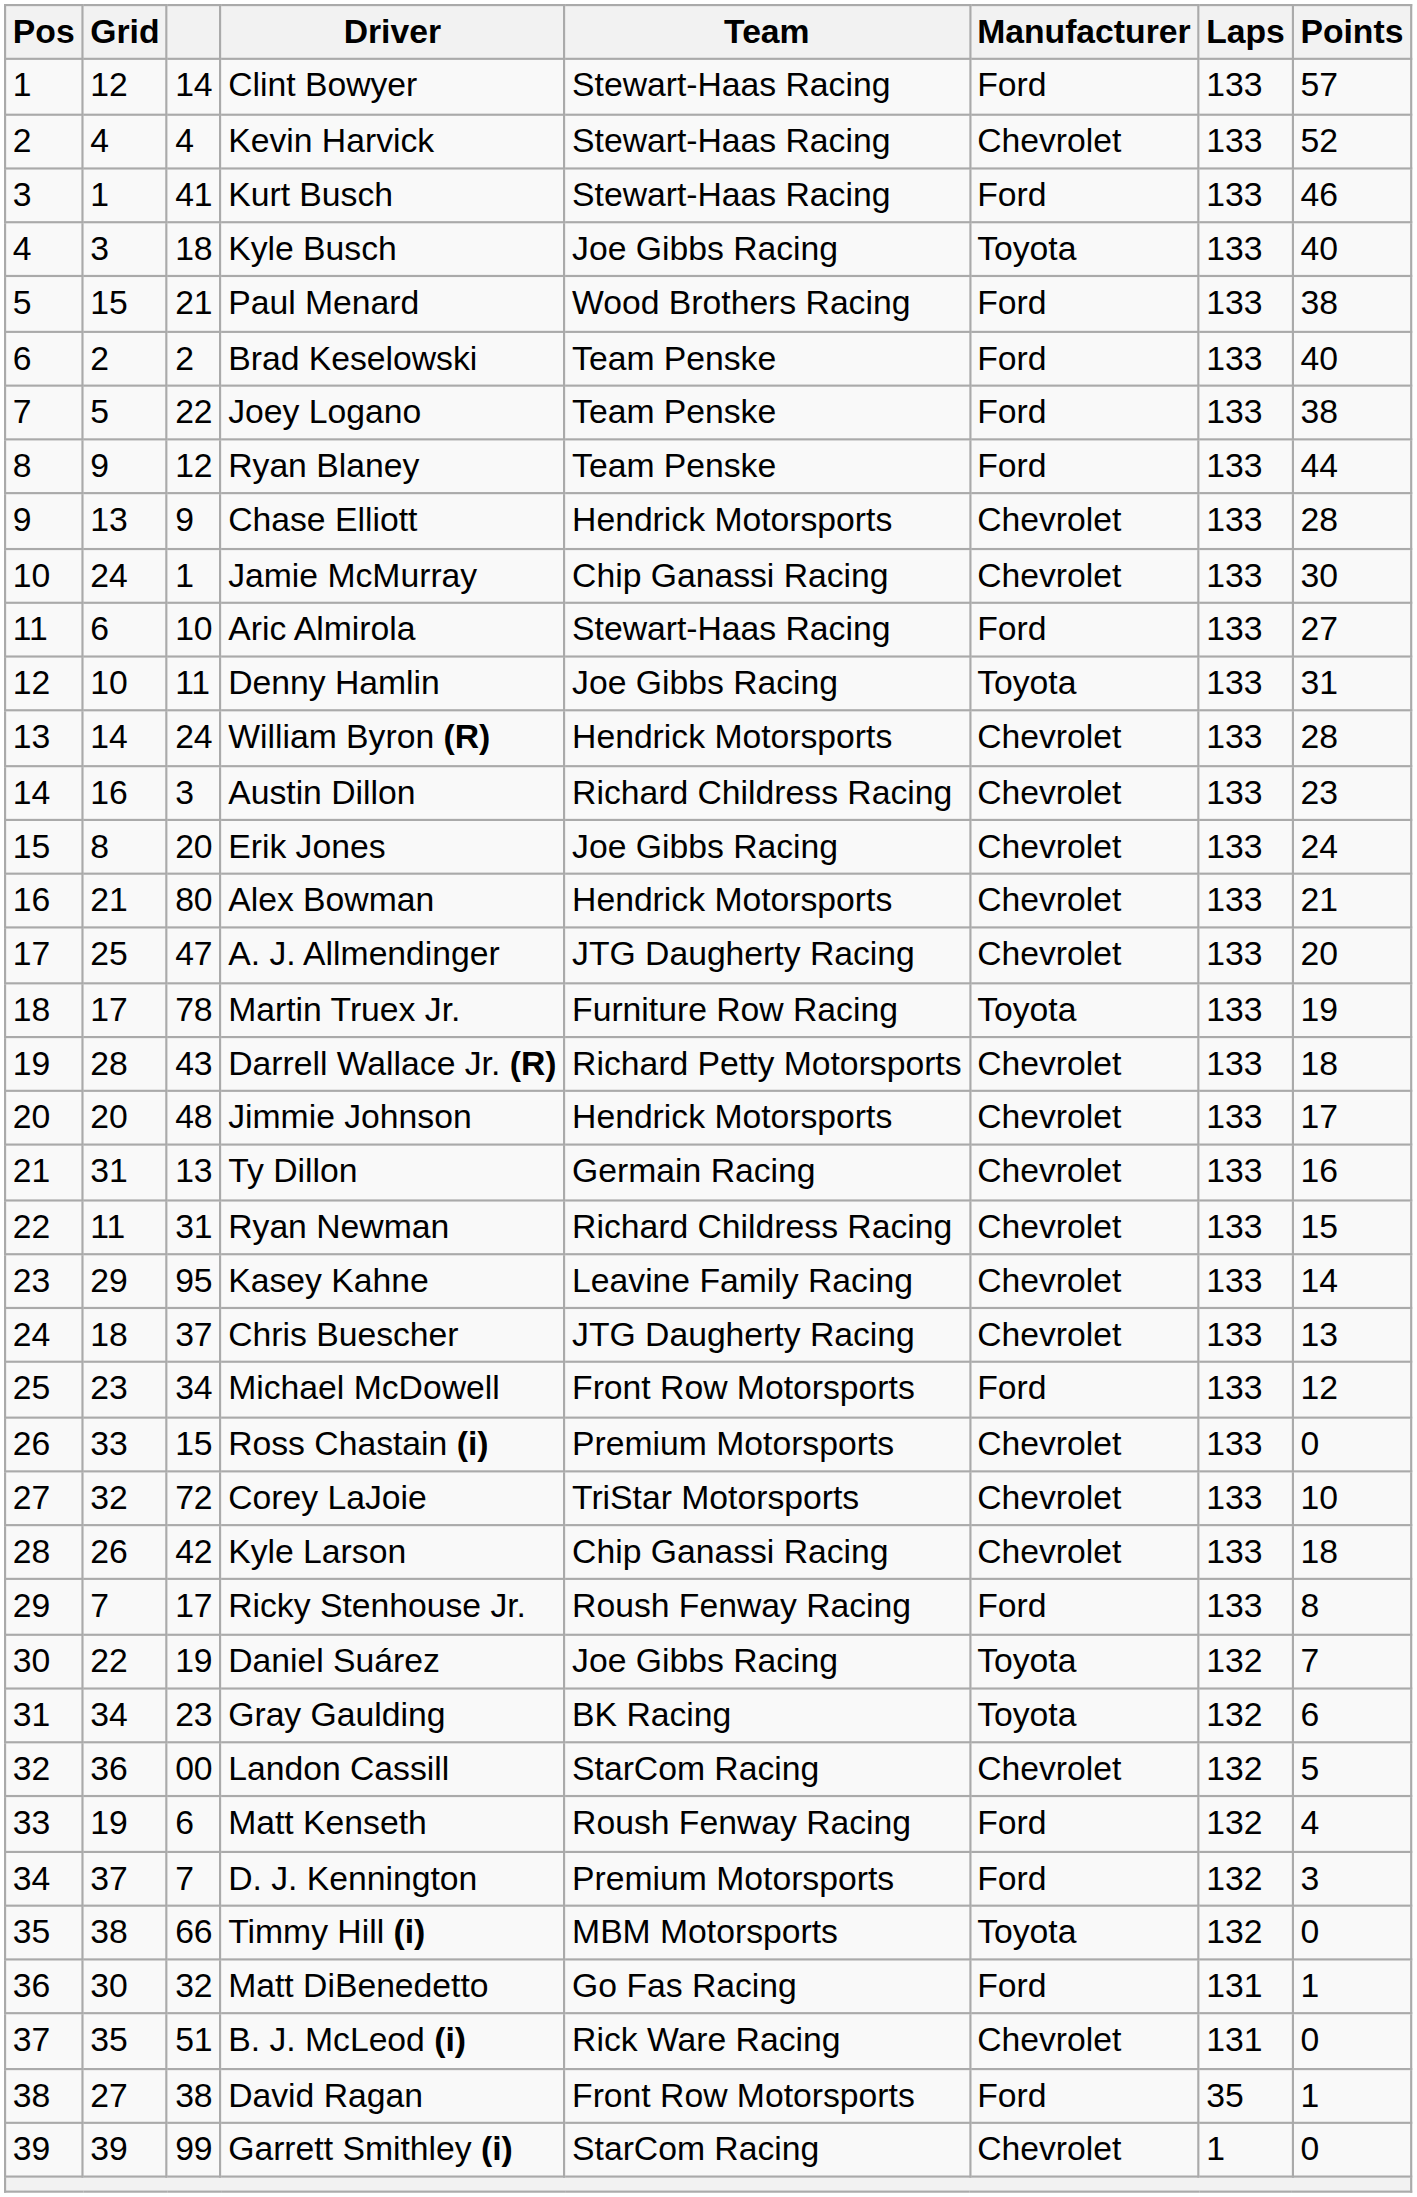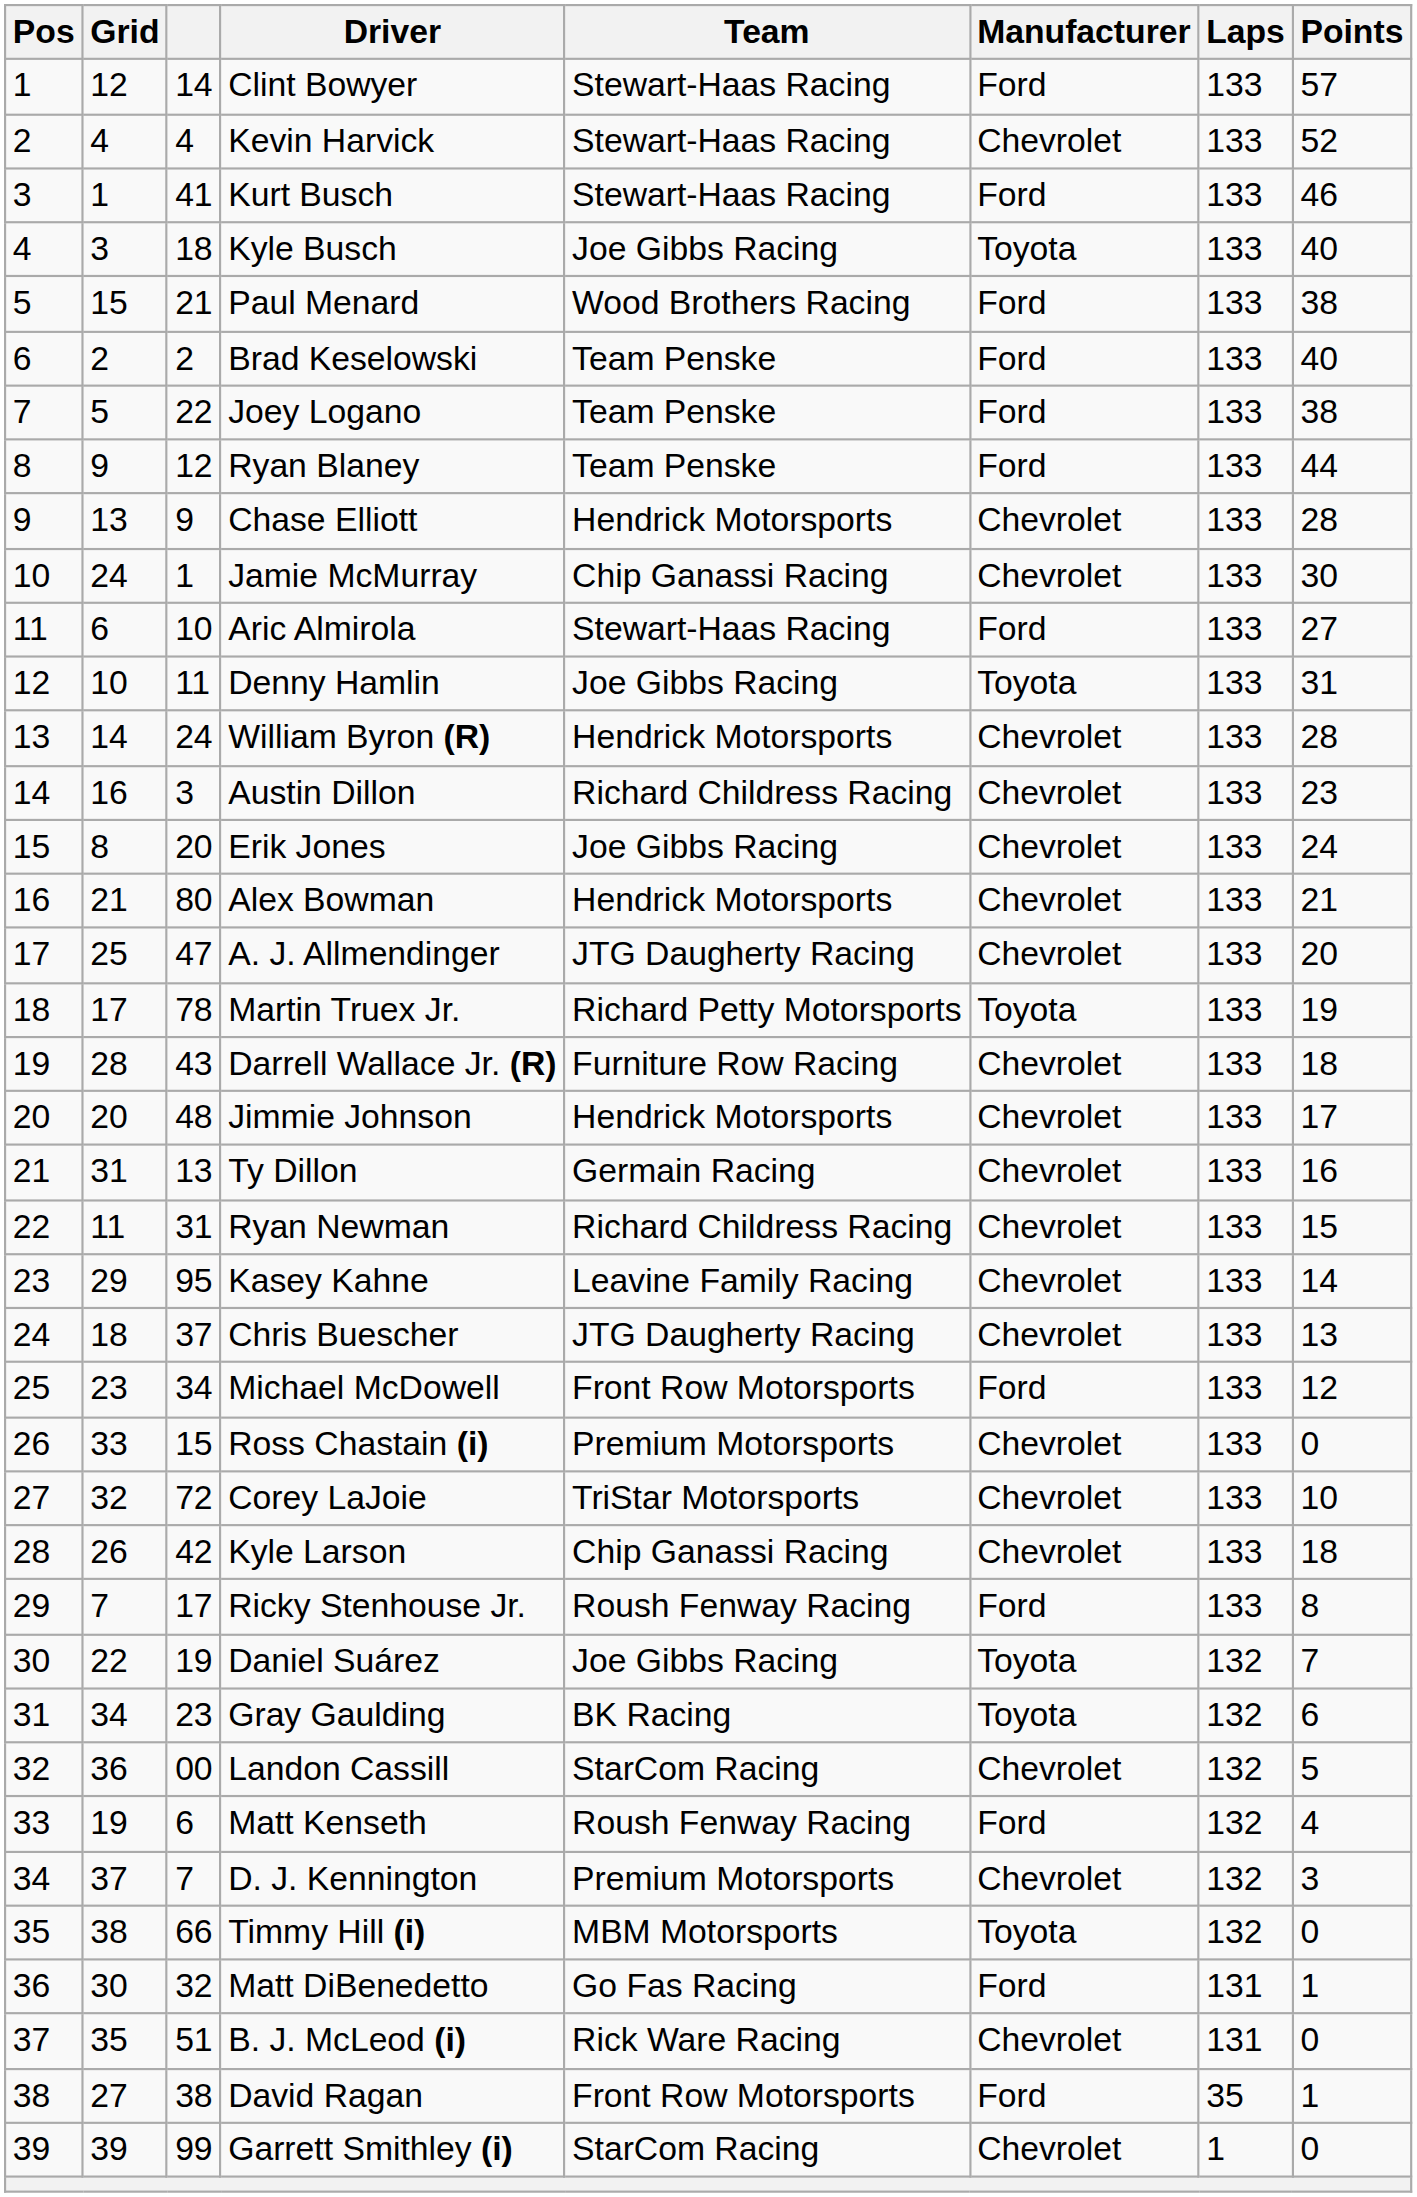(735, 1008) Furniture Row Racing -> (767, 1008) Richard Petty Motorsports
(767, 1062) Richard Petty Motorsports -> (735, 1062) Furniture Row Racing
(1012, 1877) Ford -> (1049, 1877) Chevrolet
